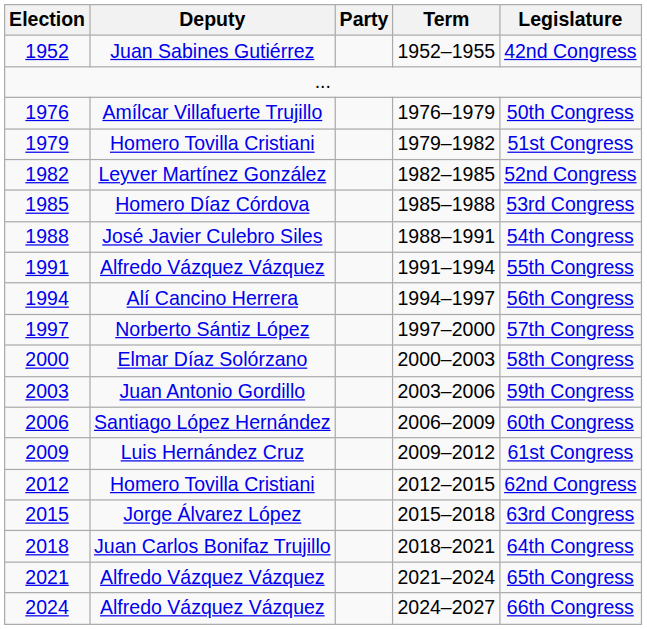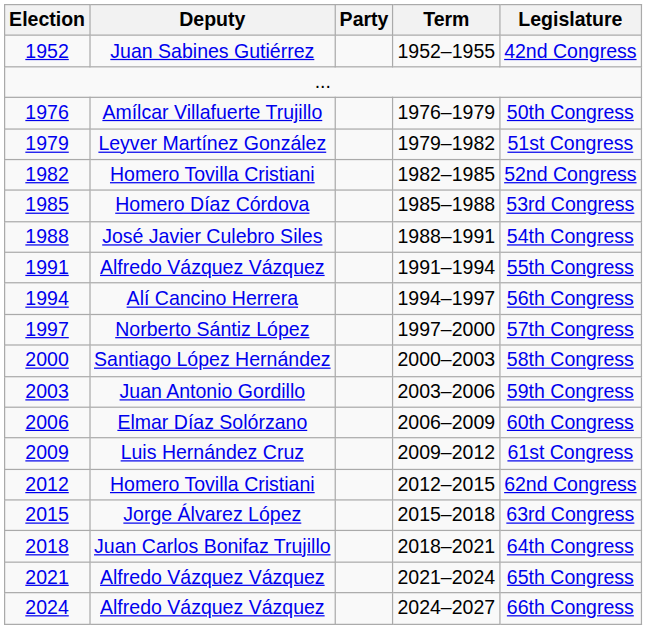(212, 143) Homero Tovilla Cristiani -> (212, 143) Leyver Martínez González
(212, 174) Leyver Martínez González -> (212, 174) Homero Tovilla Cristiani
(212, 360) Elmar Díaz Solórzano -> (212, 360) Santiago López Hernández
(212, 422) Santiago López Hernández -> (212, 422) Elmar Díaz Solórzano
